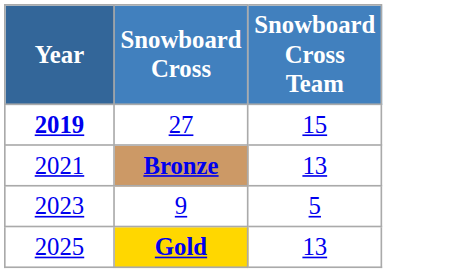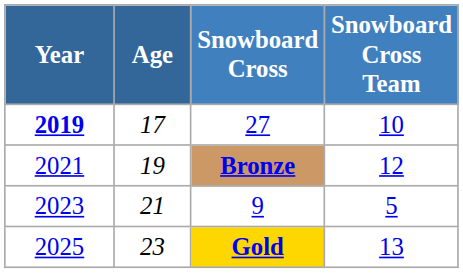+ column: (152, 54)
(315, 124) 15 -> (391, 124) 10
(315, 165) 13 -> (391, 165) 12
